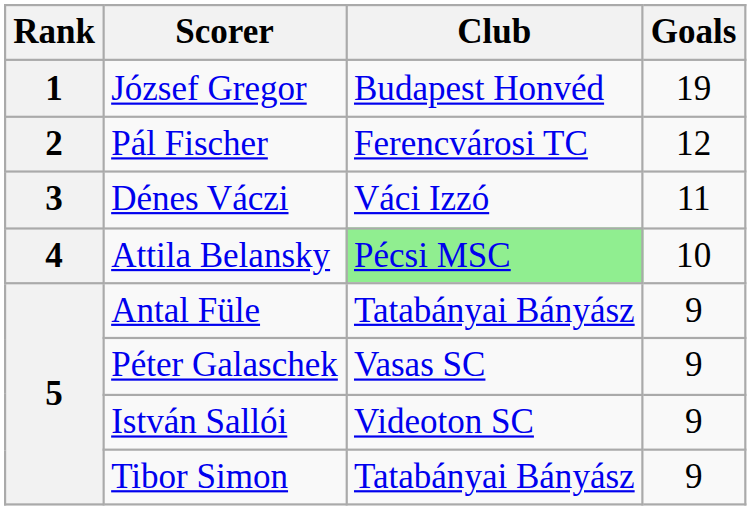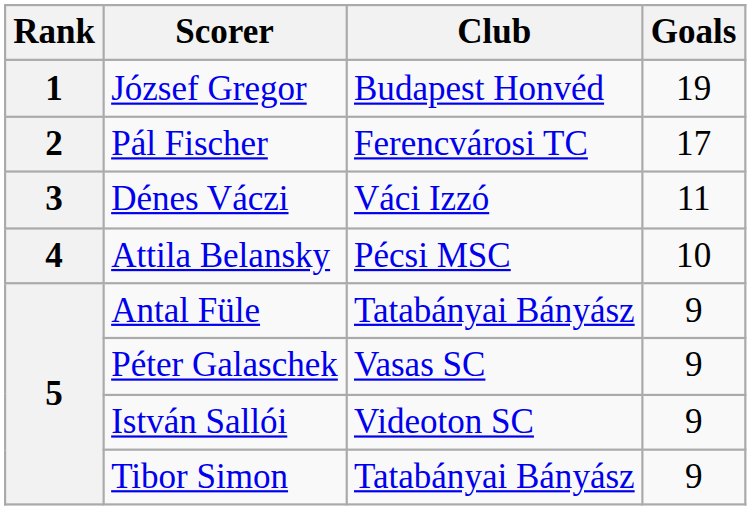(694, 143) 12 -> (694, 143) 17
(432, 254) lightgreen background -> (432, 254) no background
